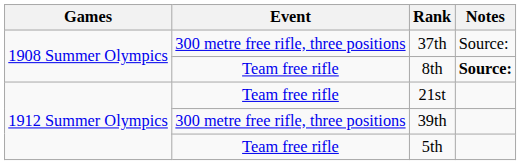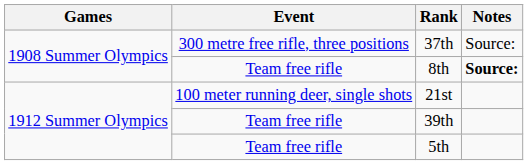(290, 95) Team free rifle -> (294, 95) 100 meter running deer, single shots
(290, 120) 300 metre free rifle, three positions -> (294, 120) Team free rifle
